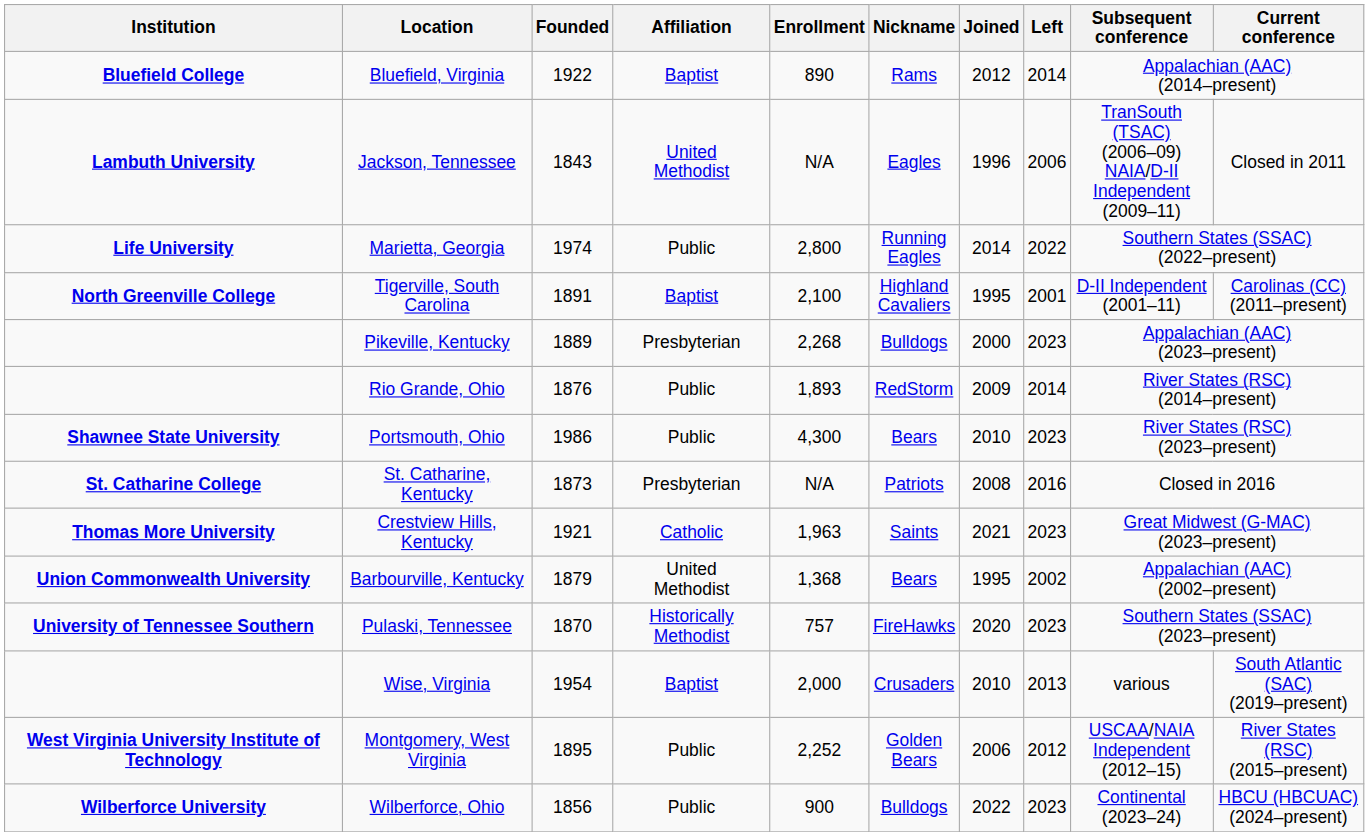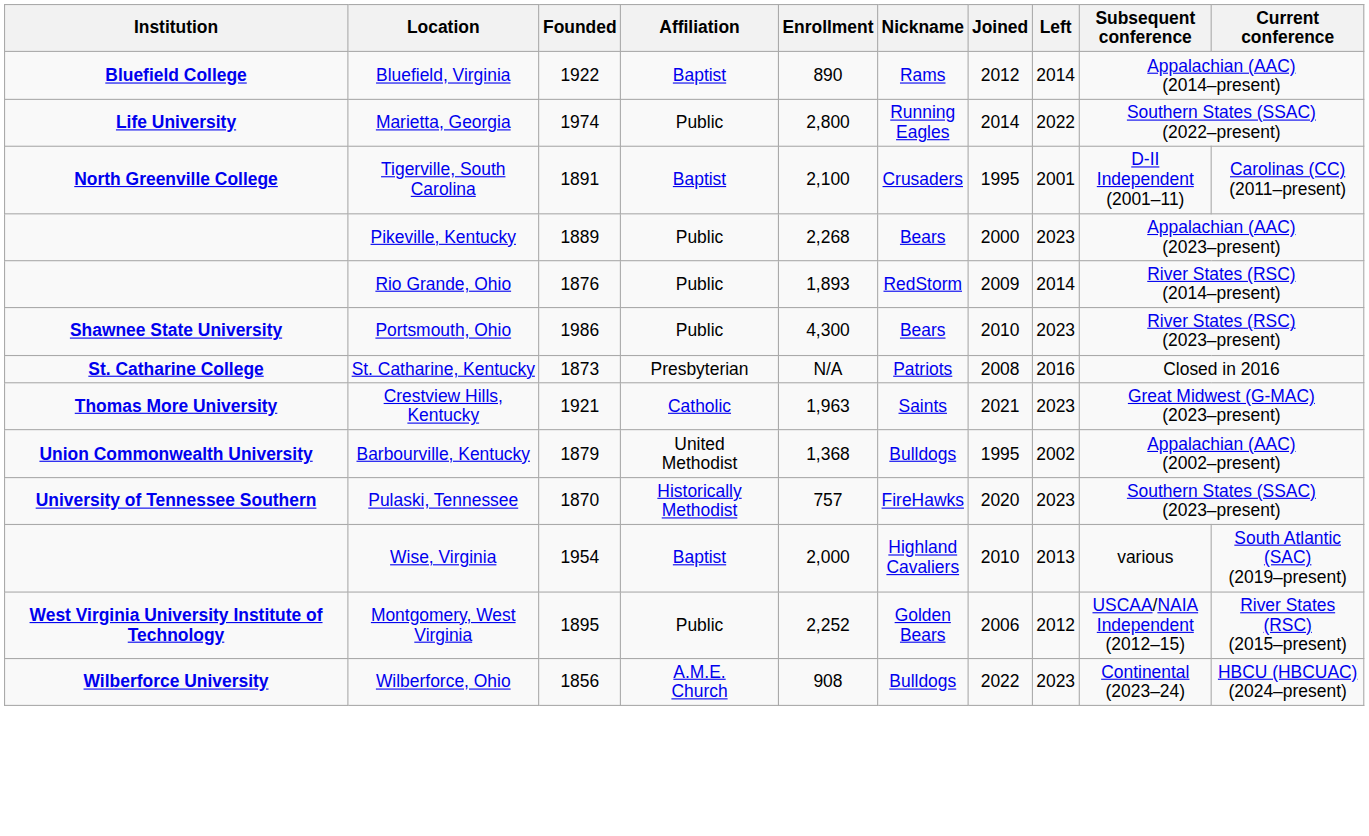- row: (437, 161)
(914, 295) Highland Cavaliers -> (923, 179) Crusaders
(692, 343) Presbyterian -> (700, 236) Public
(914, 343) Bulldogs -> (923, 236) Bears
(914, 579) Bears -> (923, 453) Bulldogs
(914, 683) Crusaders -> (923, 558) Highland Cavaliers
(692, 807) Public -> (700, 682) A.M.E. Church
(819, 807) 900 -> (828, 682) 908
